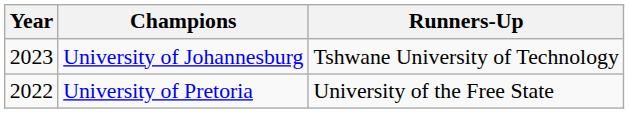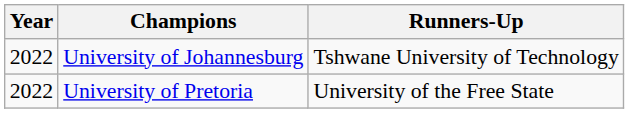(31, 56) 2023 -> (31, 56) 2022
